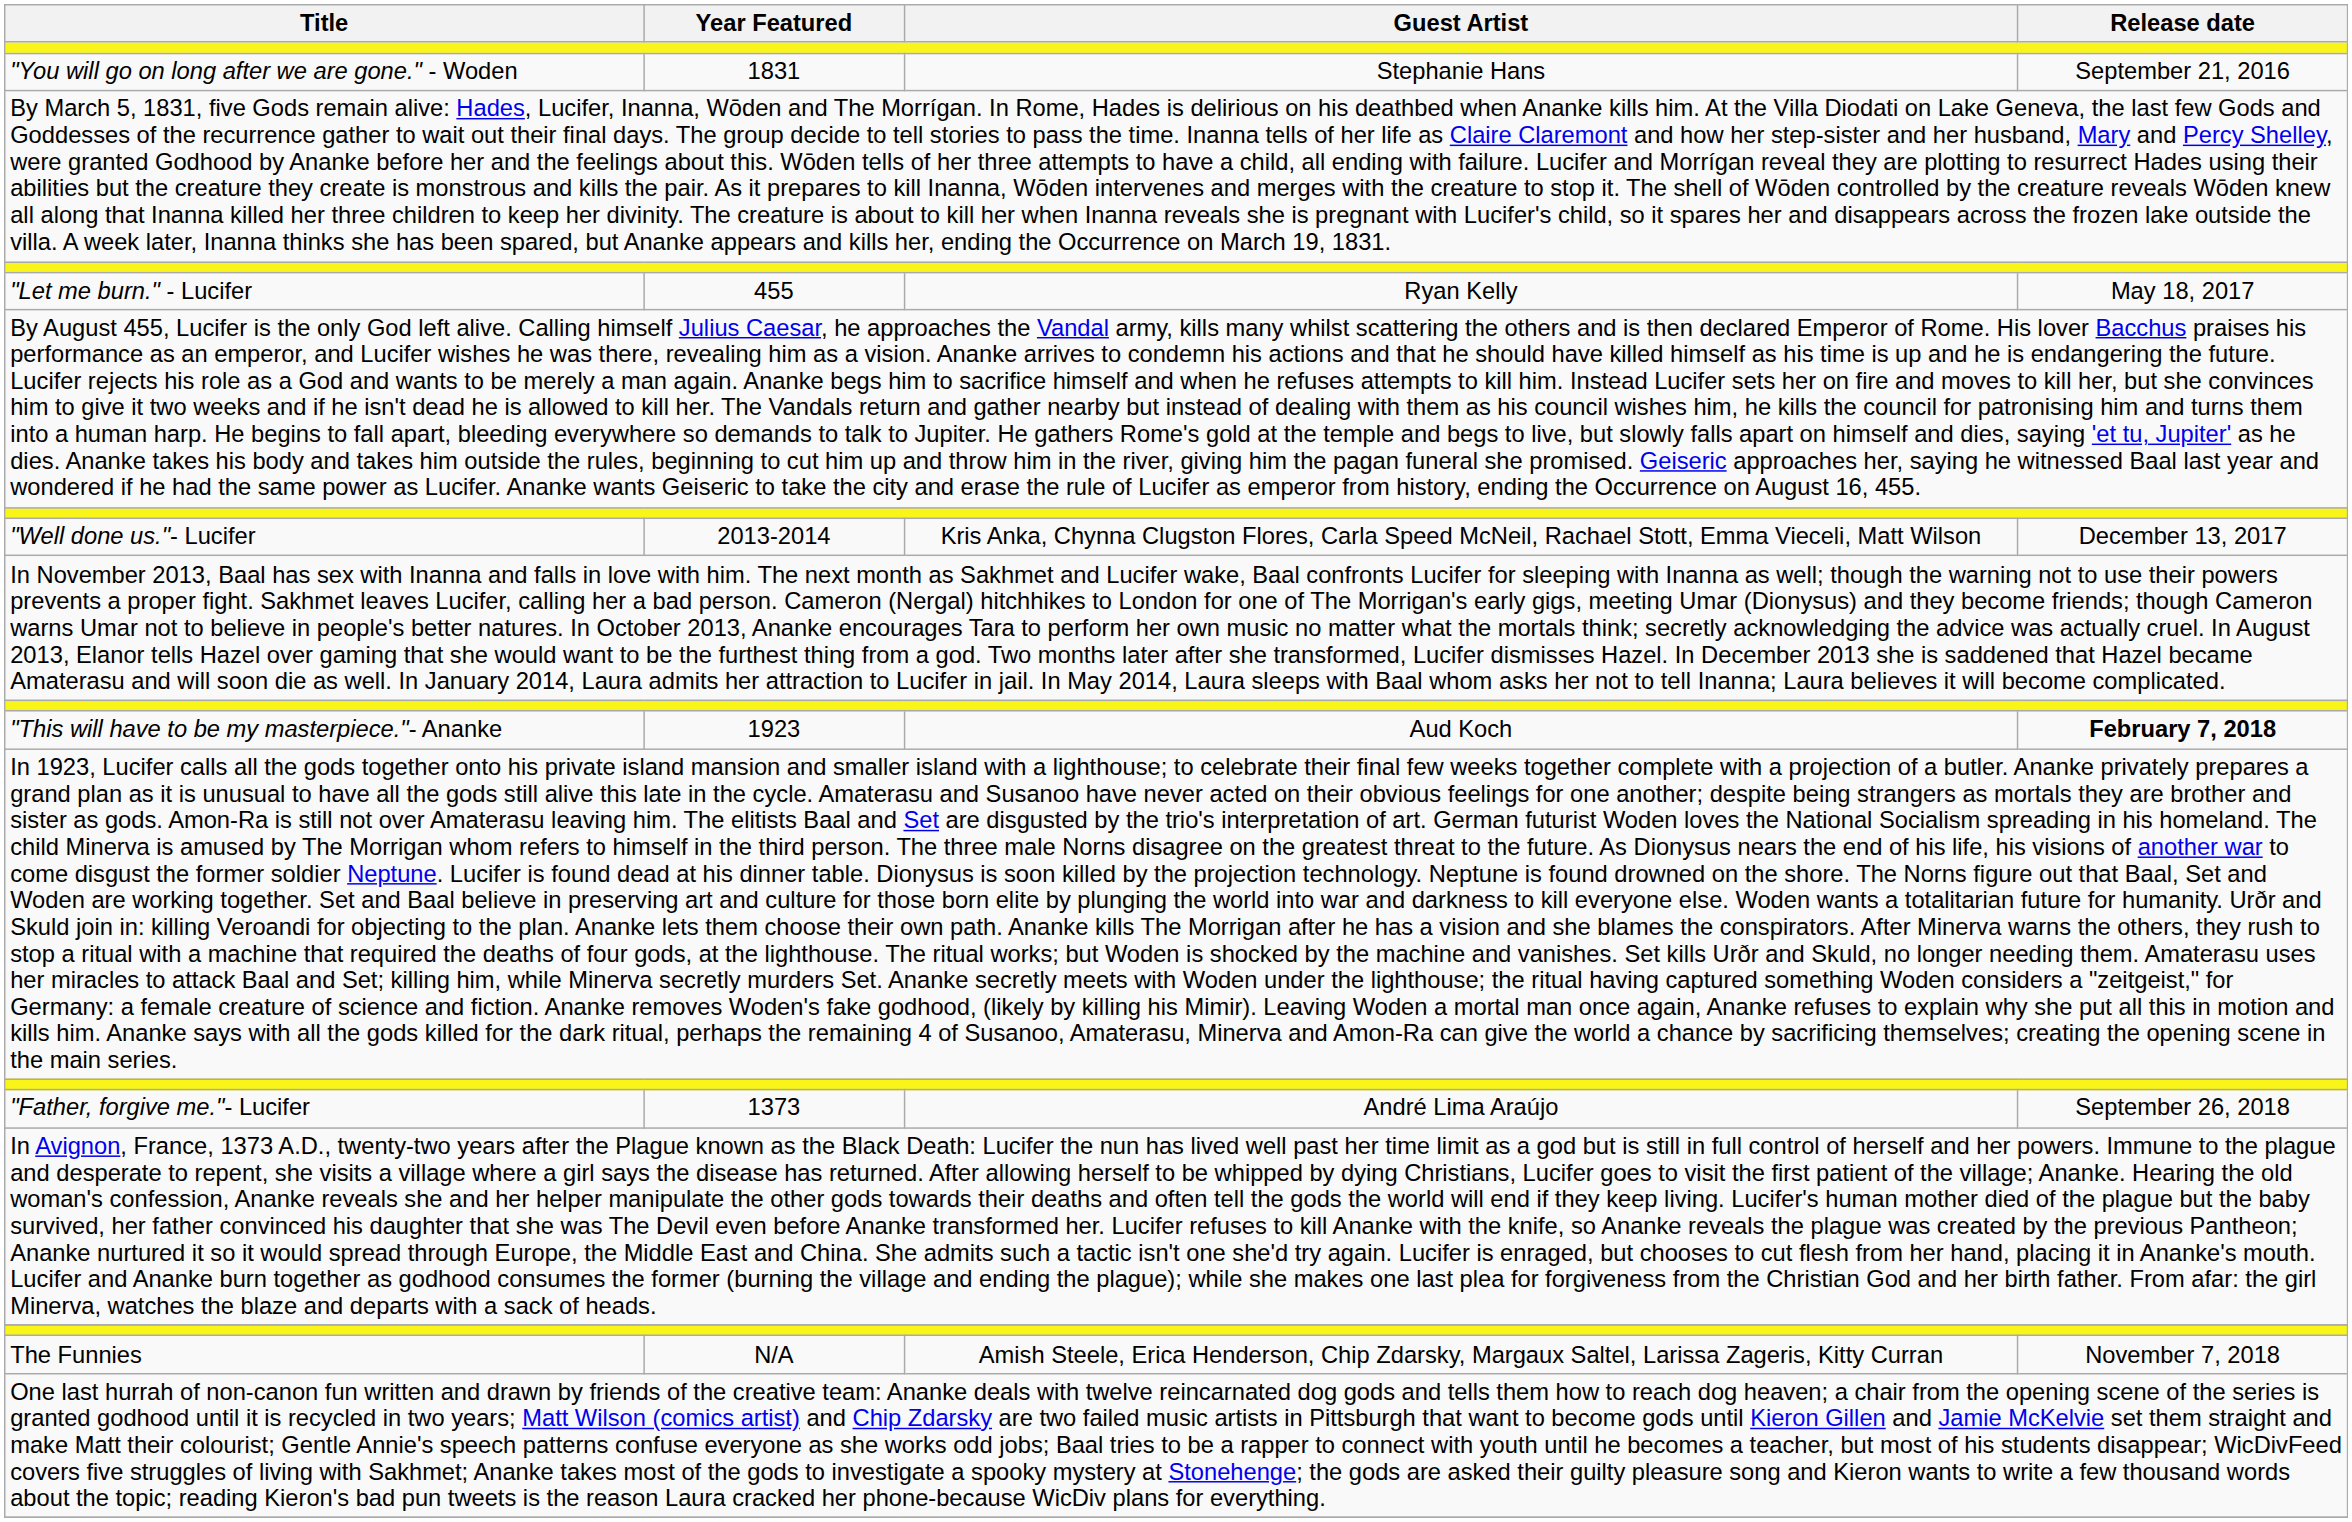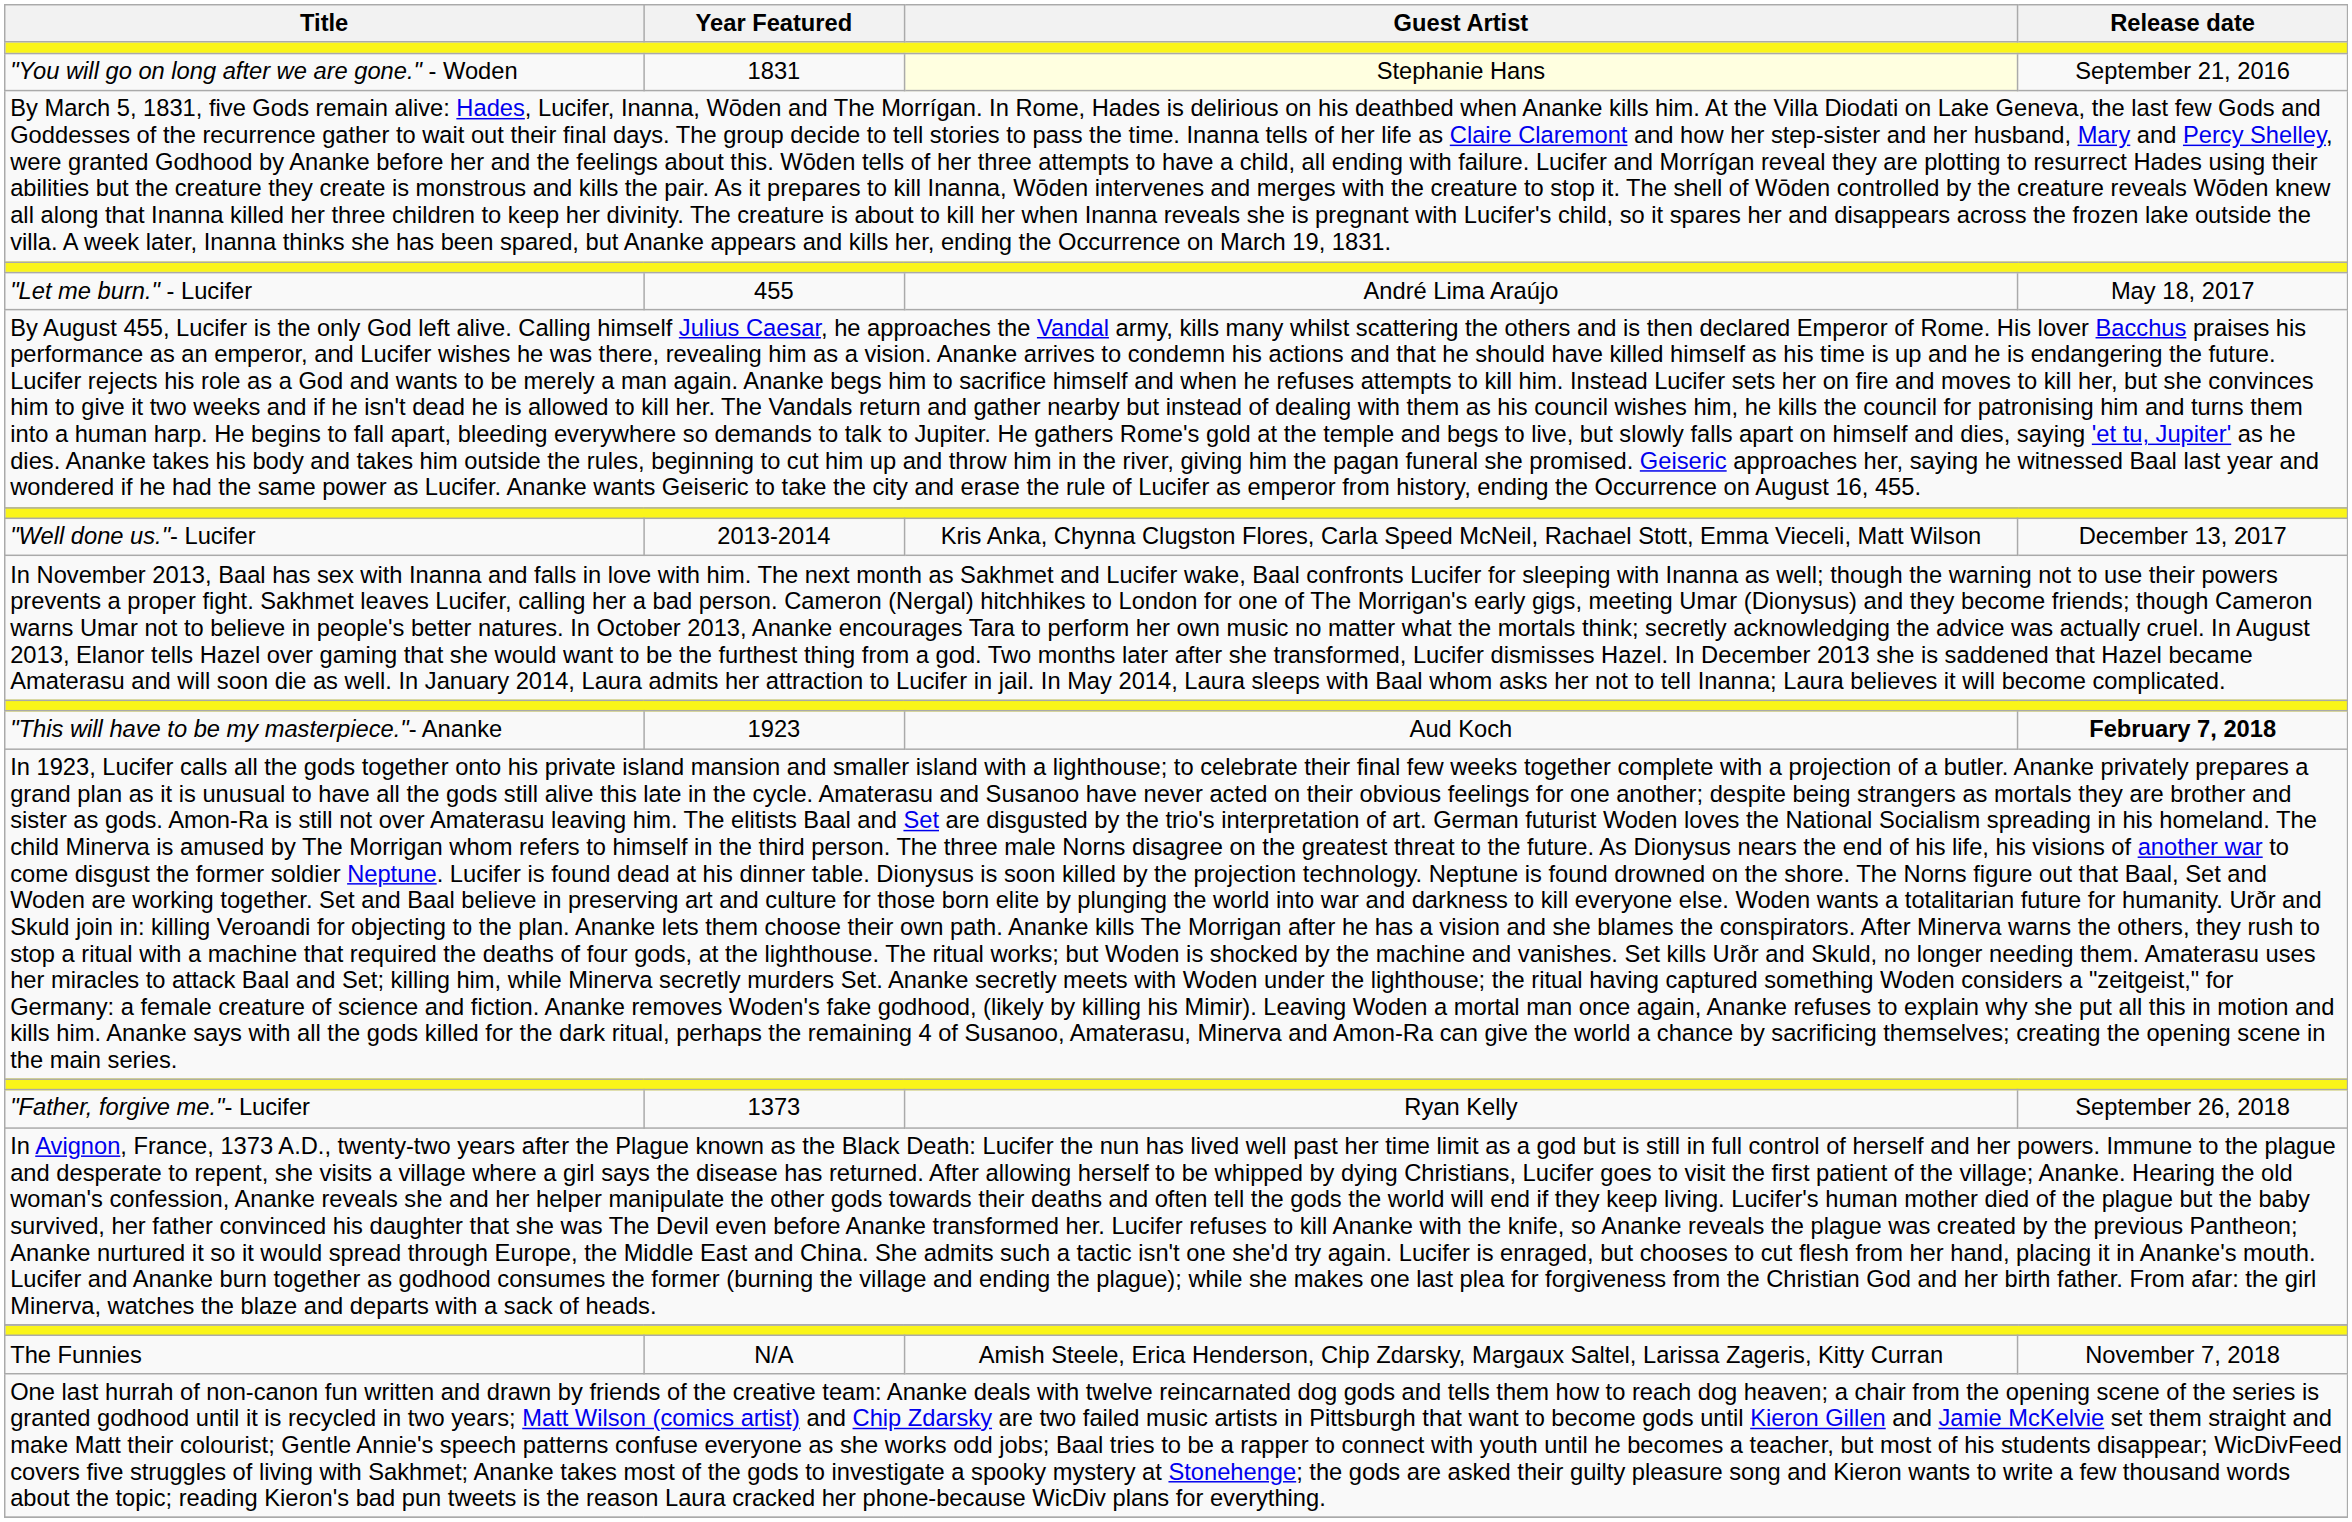(1461, 71) no background -> (1461, 71) lightyellow background
(1461, 290) Ryan Kelly -> (1461, 290) André Lima Araújo
(1461, 1108) André Lima Araújo -> (1461, 1108) Ryan Kelly
